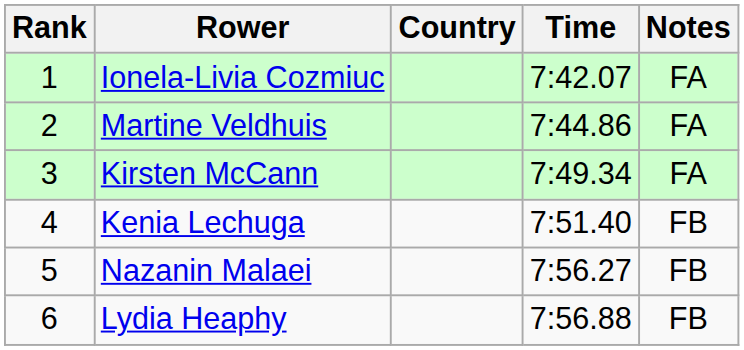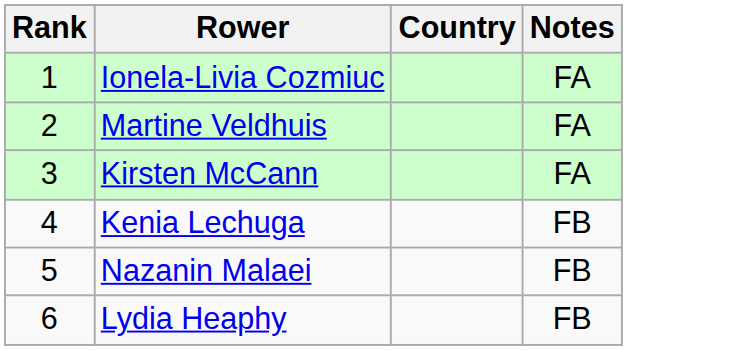- column: (581, 28)
